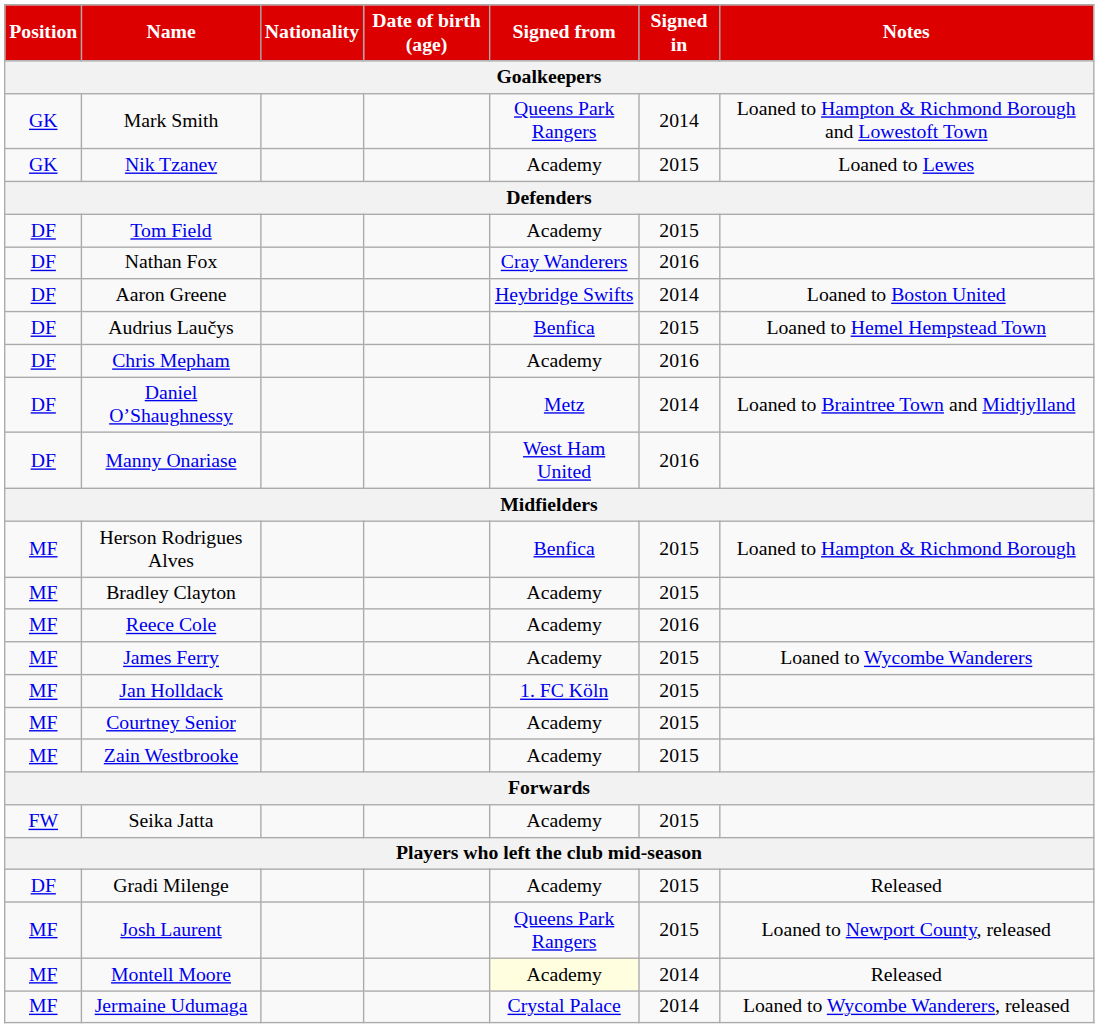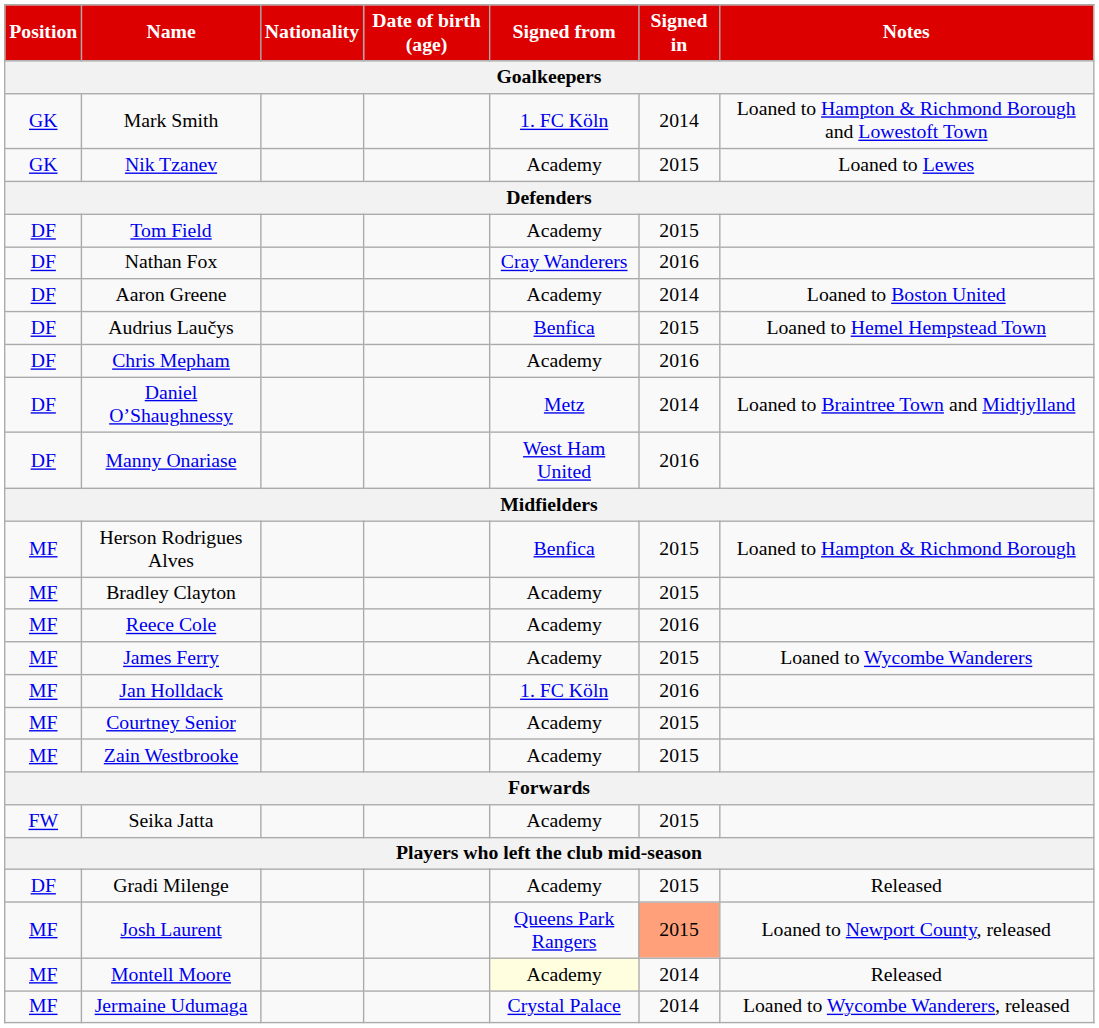(564, 121) Queens Park Rangers -> (564, 121) 1. FC Köln
(564, 295) Heybridge Swifts -> (564, 295) Academy
(679, 690) 2015 -> (679, 690) 2016
(679, 930) no background -> (679, 930) lightsalmon background
